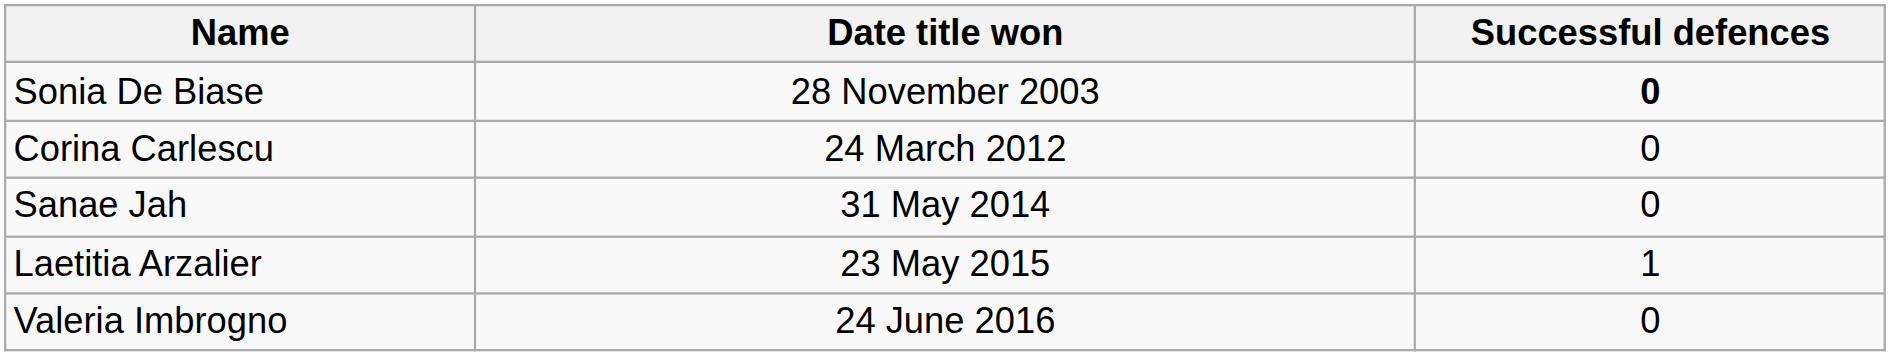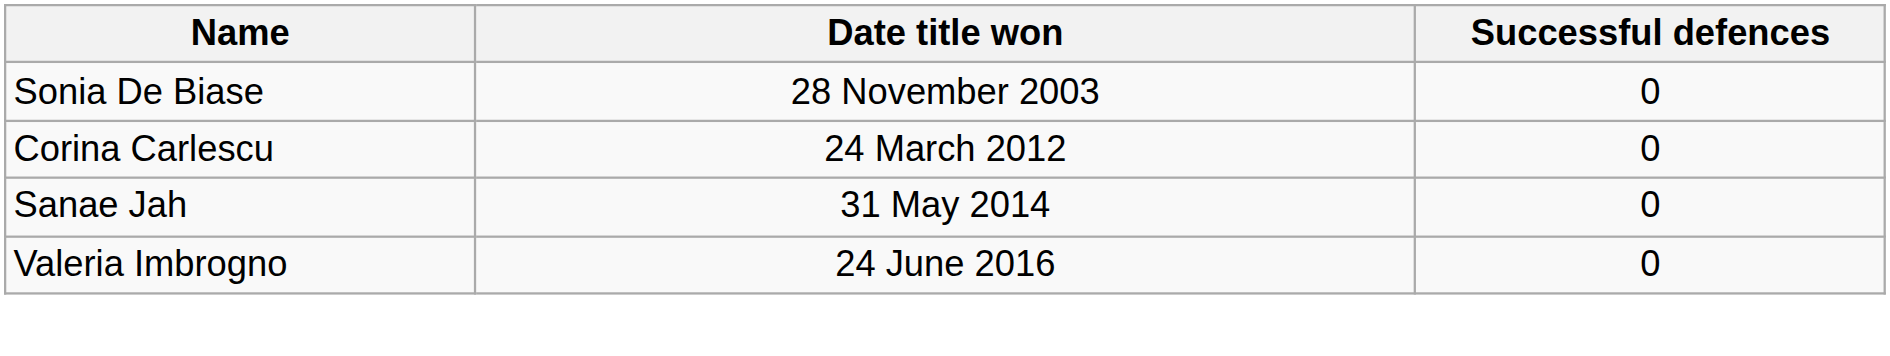(1650, 90) bold -> (1650, 90) normal
- row: (138, 263)
